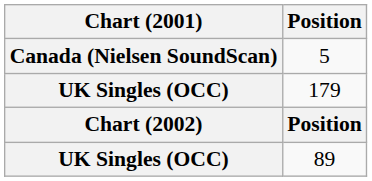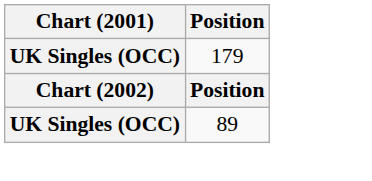- row: (324, 55)
